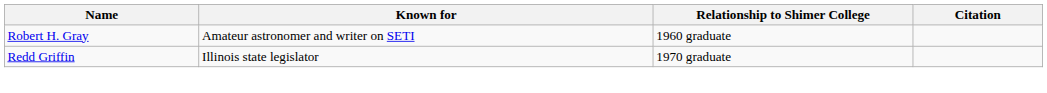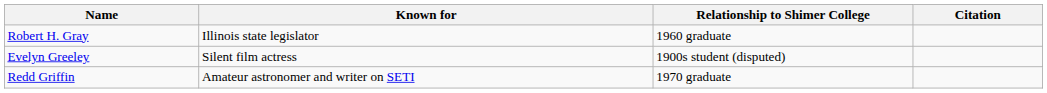(308, 35) Amateur astronomer and writer on SETI -> (260, 35) Illinois state legislator
+ row: (48, 56)
(260, 56) Illinois state legislator -> (308, 77) Amateur astronomer and writer on SETI
